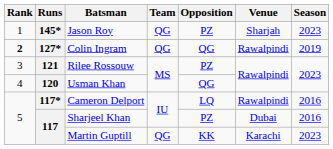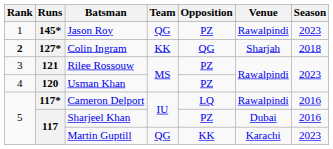(263, 30) Sharjah -> (263, 30) Rawalpindi
(162, 48) QG -> (162, 48) KK
(263, 48) Rawalpindi -> (263, 48) Sharjah
(310, 48) 2019 -> (310, 48) 2018
(207, 83) QG -> (207, 83) PZ
